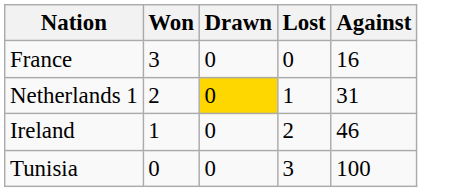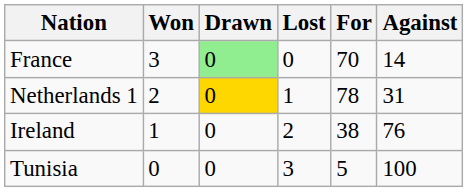+ column: (354, 22)
(210, 58) no background -> (210, 58) lightgreen background
(348, 58) 16 -> (394, 58) 14
(348, 131) 46 -> (394, 131) 76
